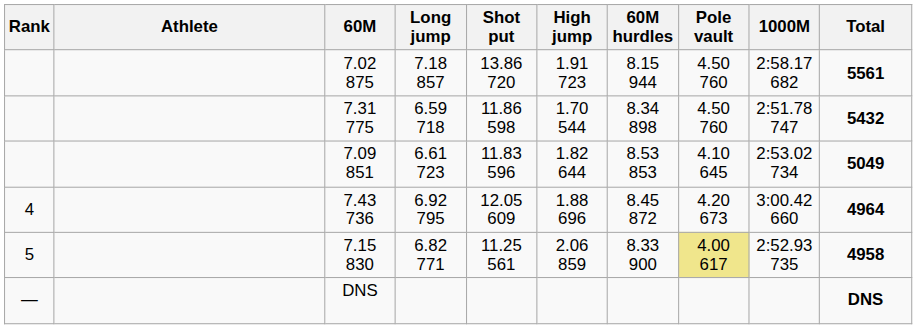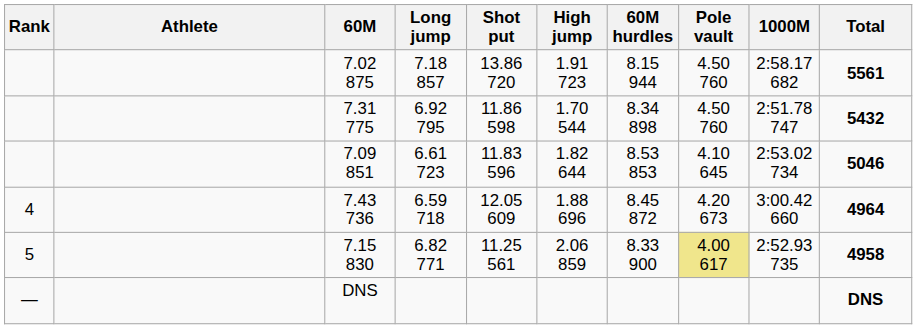(431, 118) 6.59 718 -> (431, 118) 6.92 795
(866, 163) 5049 -> (866, 163) 5046
(431, 209) 6.92 795 -> (431, 209) 6.59 718
